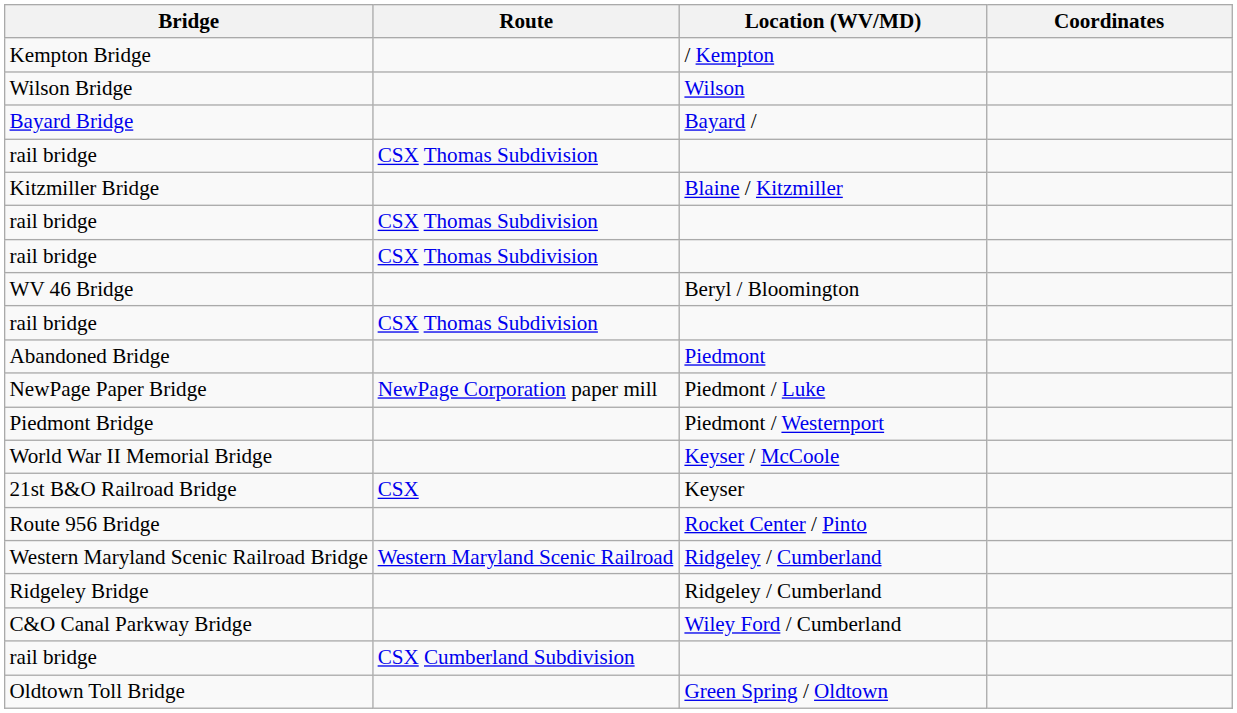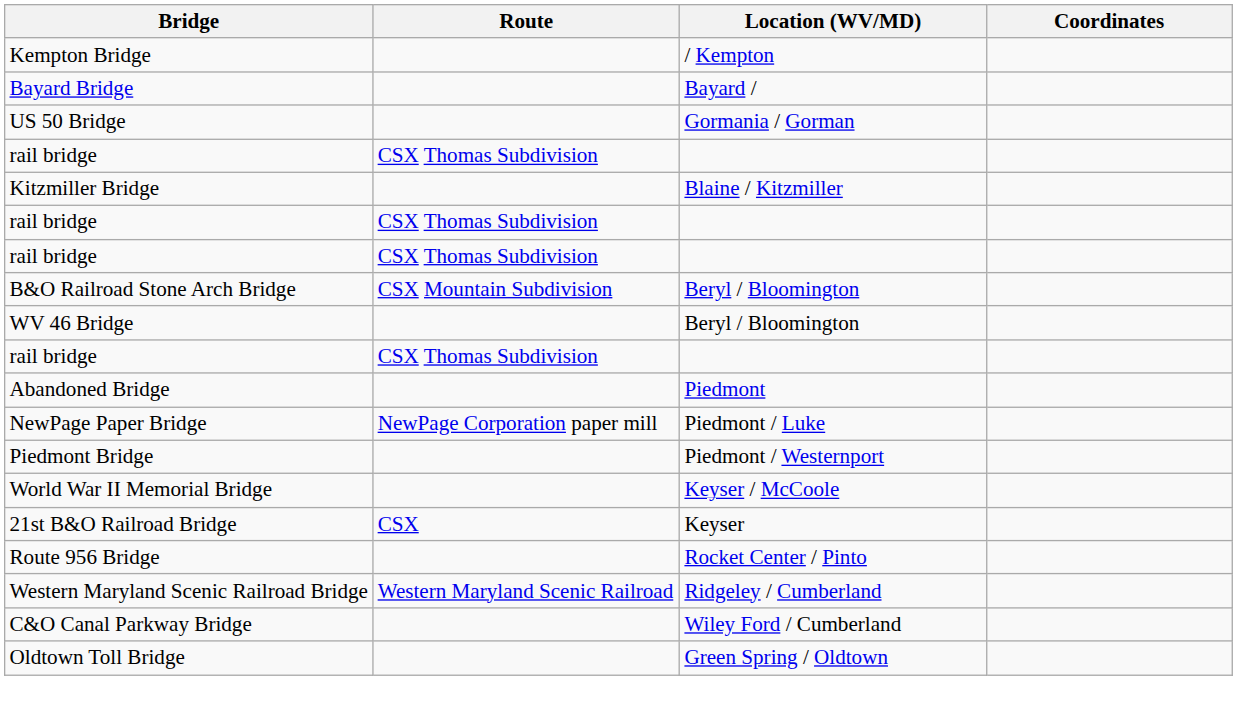- row: (71, 88)
+ row: (68, 121)
+ row: (153, 289)
- row: (79, 590)
- row: (53, 657)
